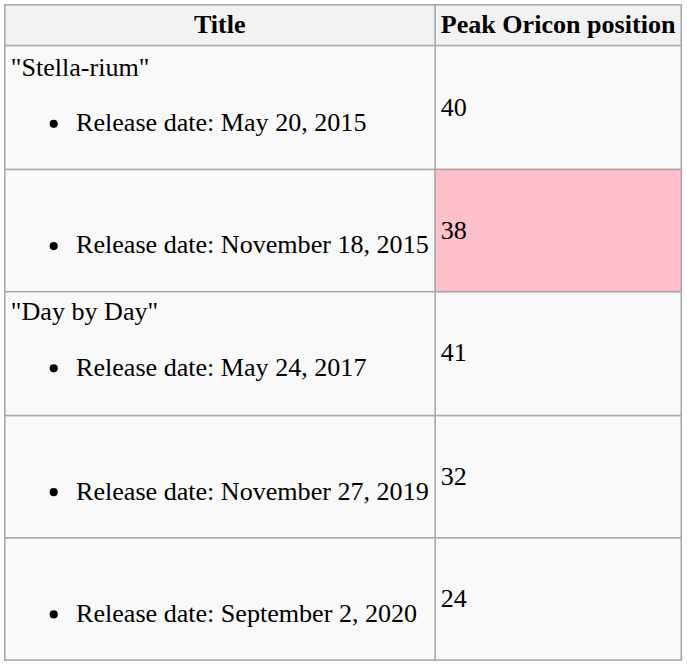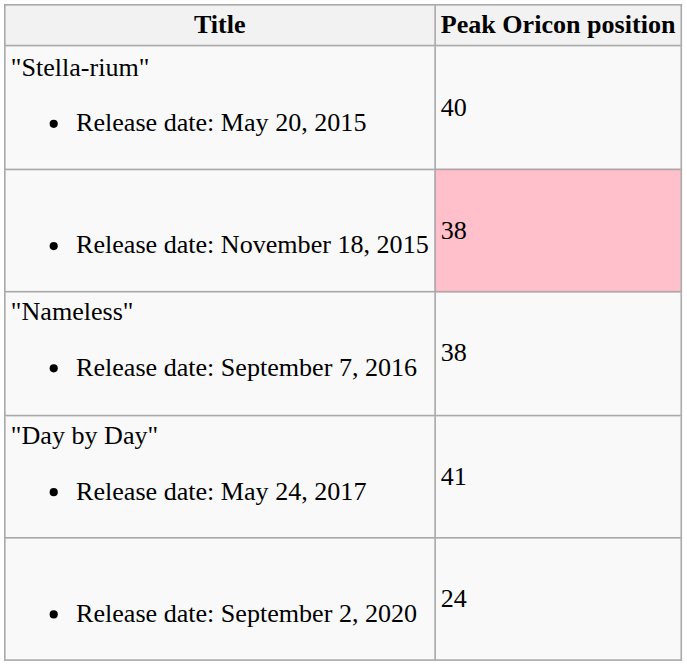+ row: (220, 340)
- row: (220, 491)
